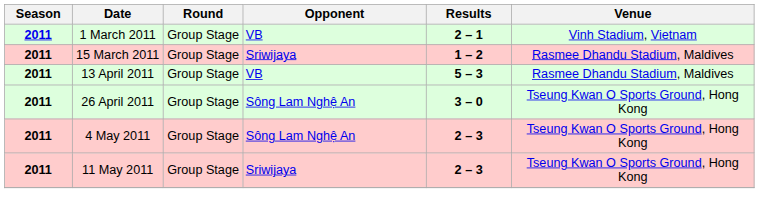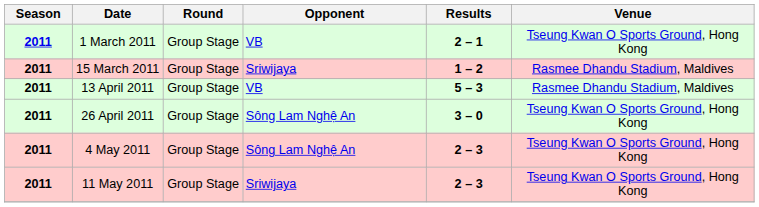(633, 34) Vinh Stadium, Vietnam -> (633, 41) Tseung Kwan O Sports Ground, Hong Kong
